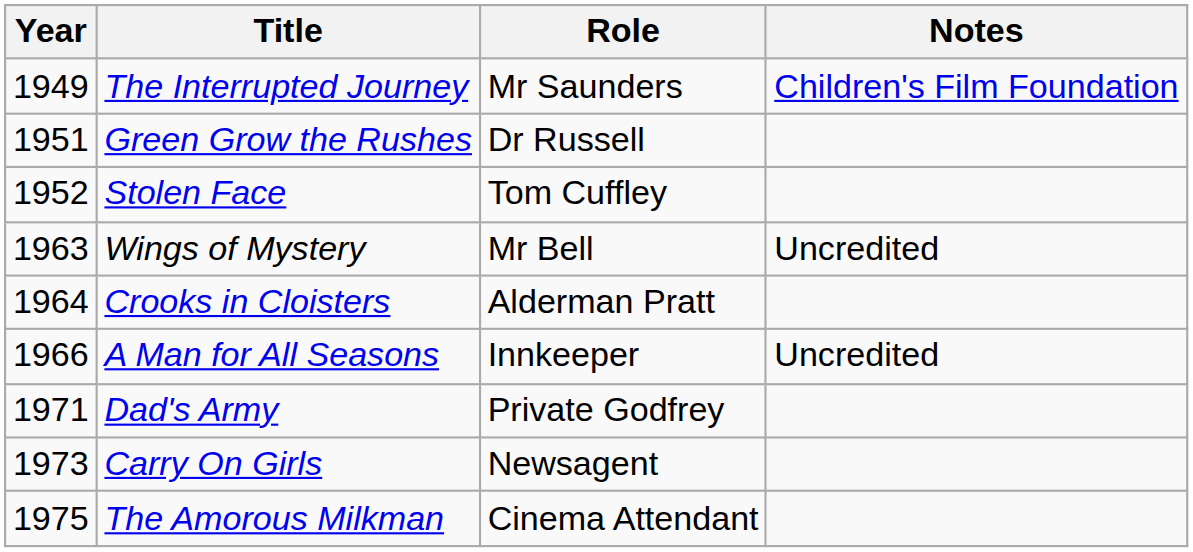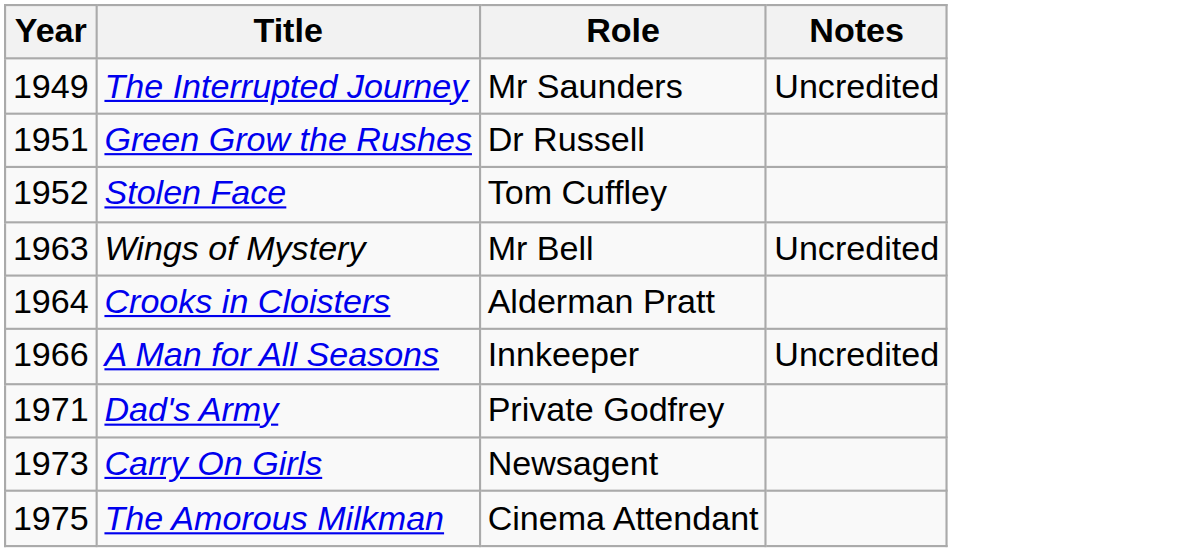(976, 85) Children's Film Foundation -> (857, 85) Uncredited
